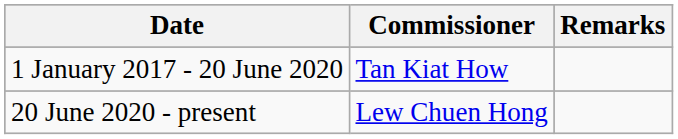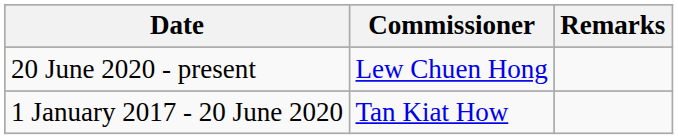rows swapped: (177, 68) <-> (133, 111)
